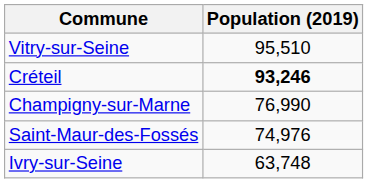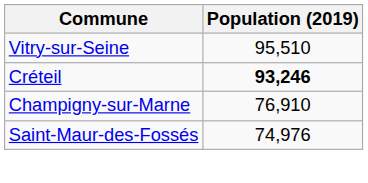(283, 105) 76,990 -> (283, 105) 76,910
- row: (66, 163)
